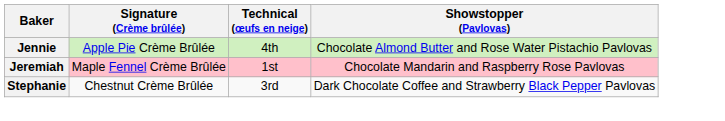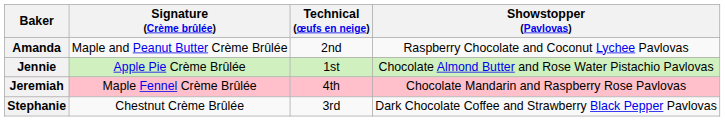+ row: (37, 47)
(270, 47) 4th -> (331, 67) 1st
(270, 67) 1st -> (331, 86) 4th
